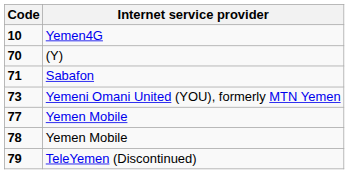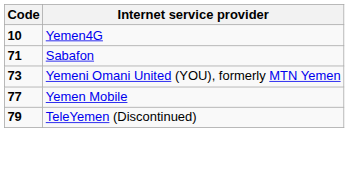- row: (15, 55)
- row: (15, 138)
